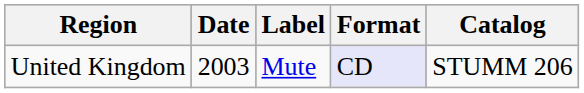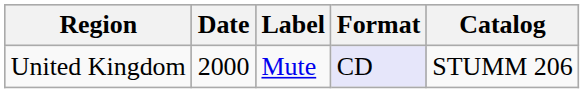(224, 66) 2003 -> (224, 66) 2000
